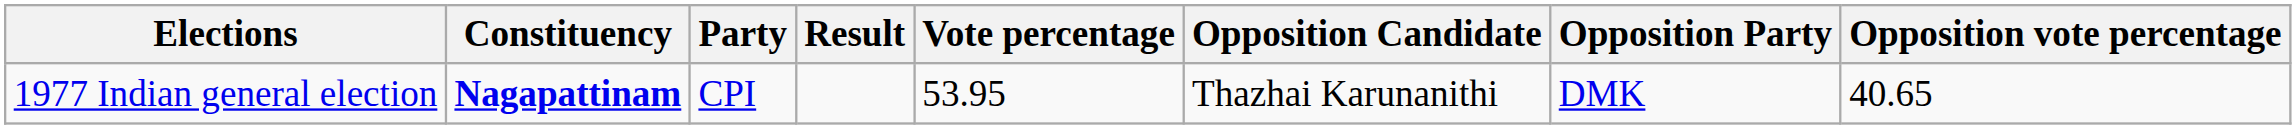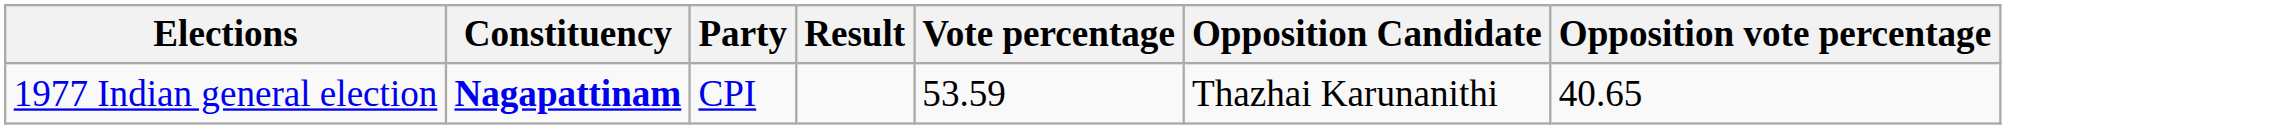- column: (1695, 33)
(964, 92) 53.95 -> (964, 92) 53.59
